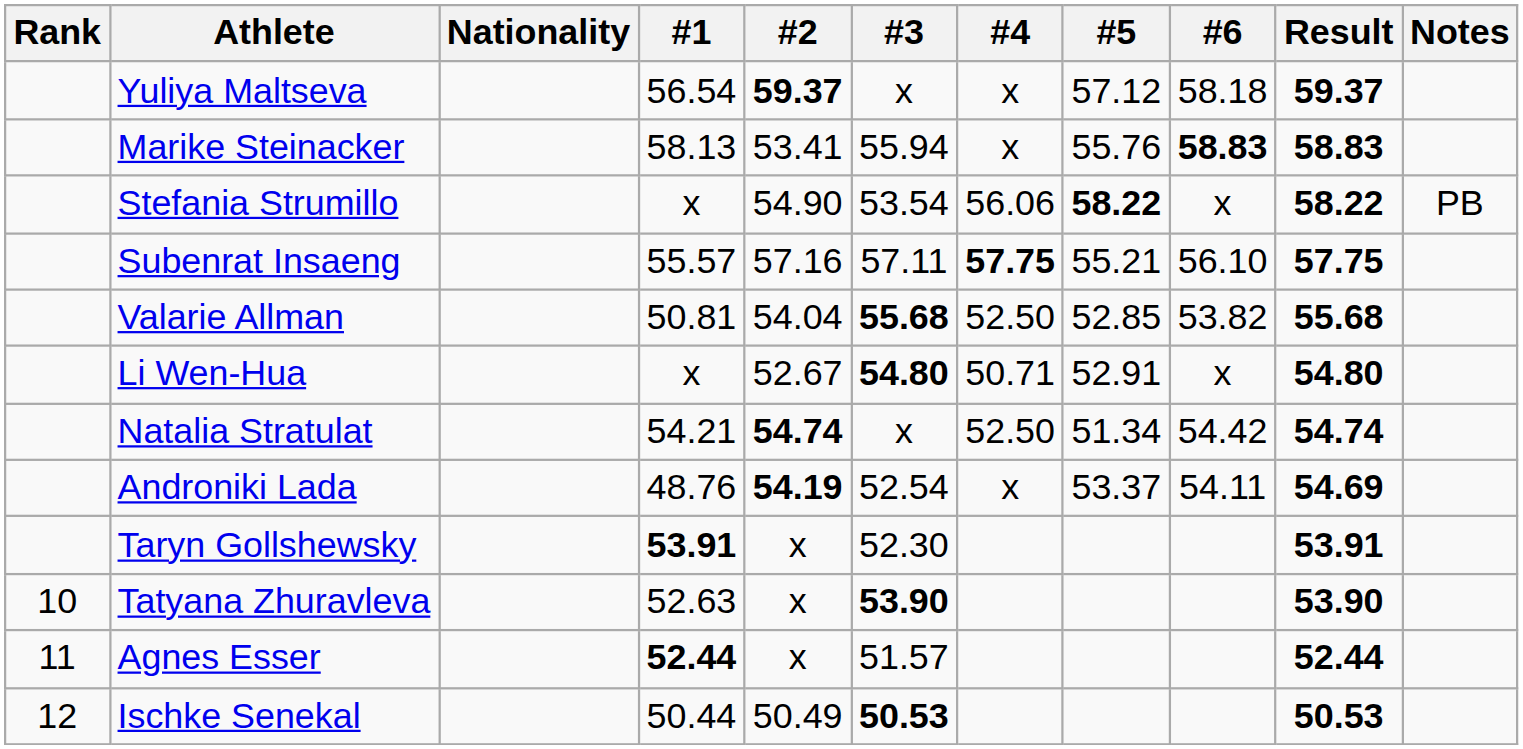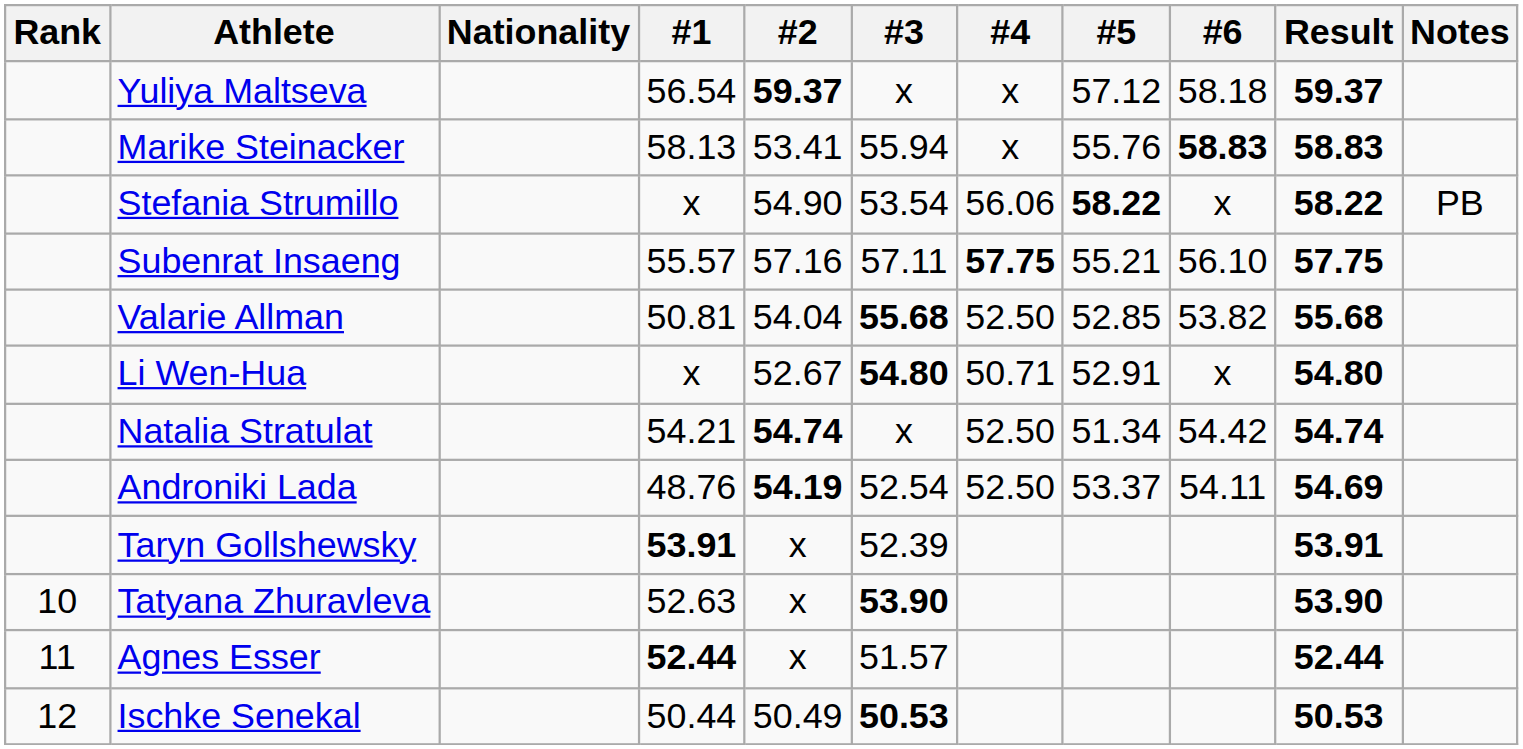(1010, 487) x -> (1010, 487) 52.50
(904, 544) 52.30 -> (904, 544) 52.39
